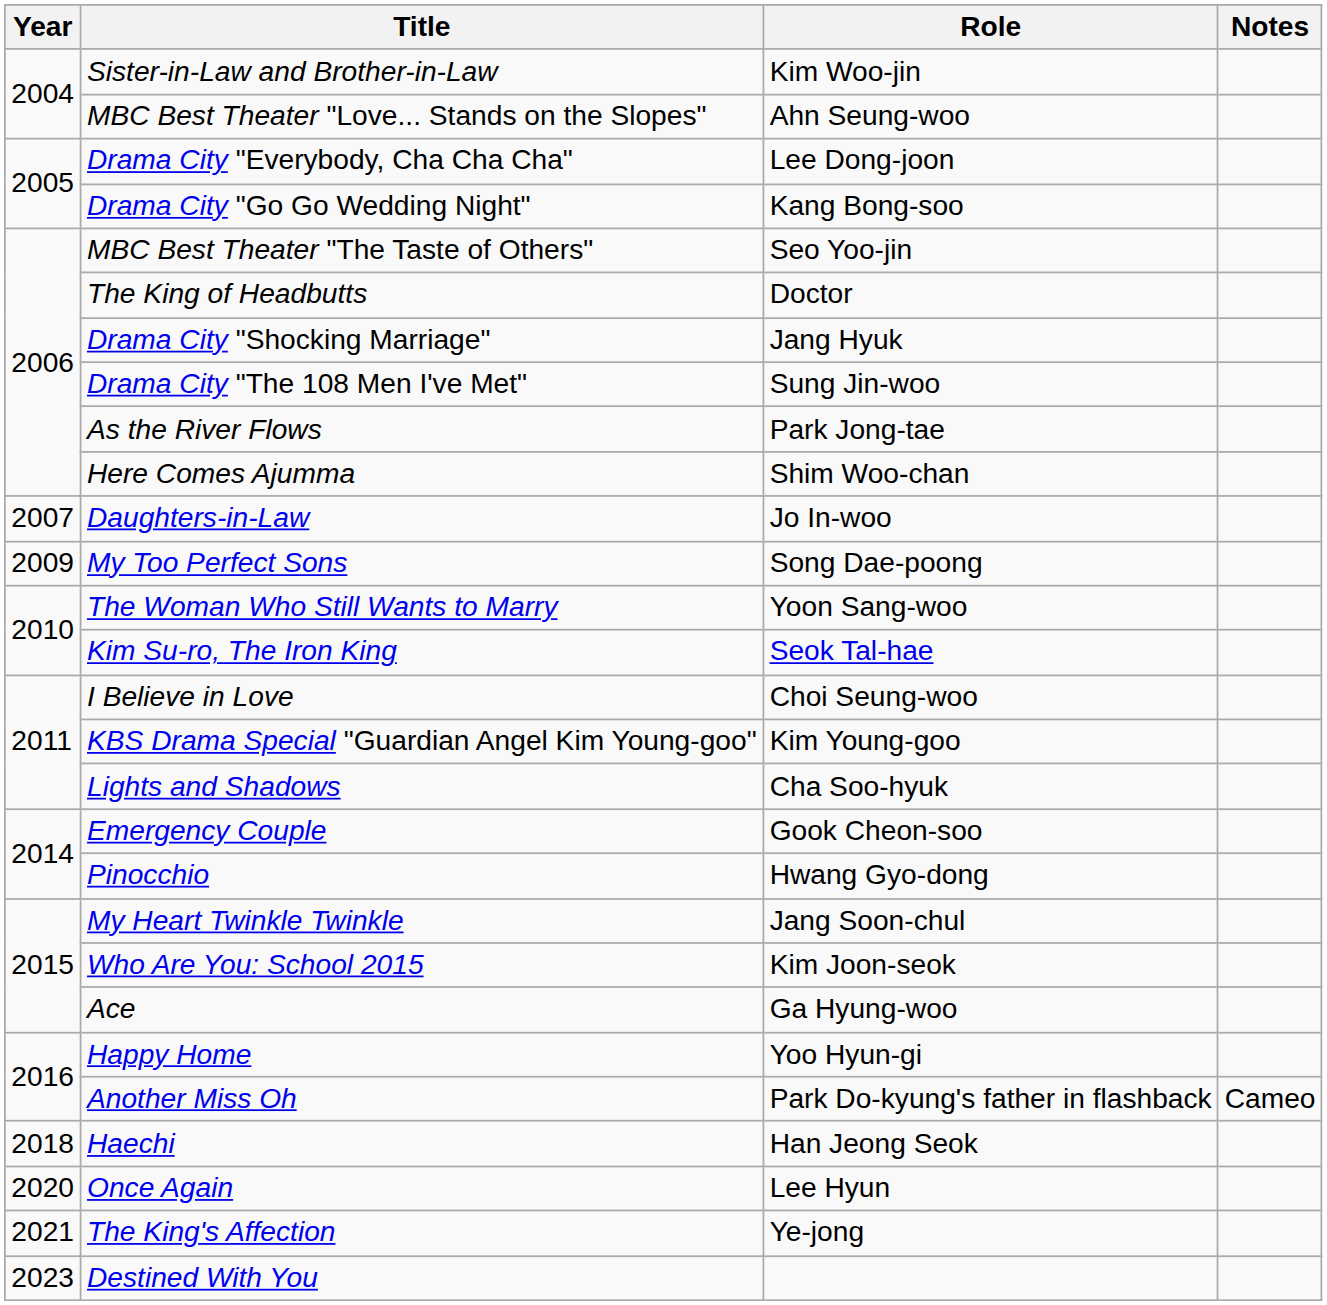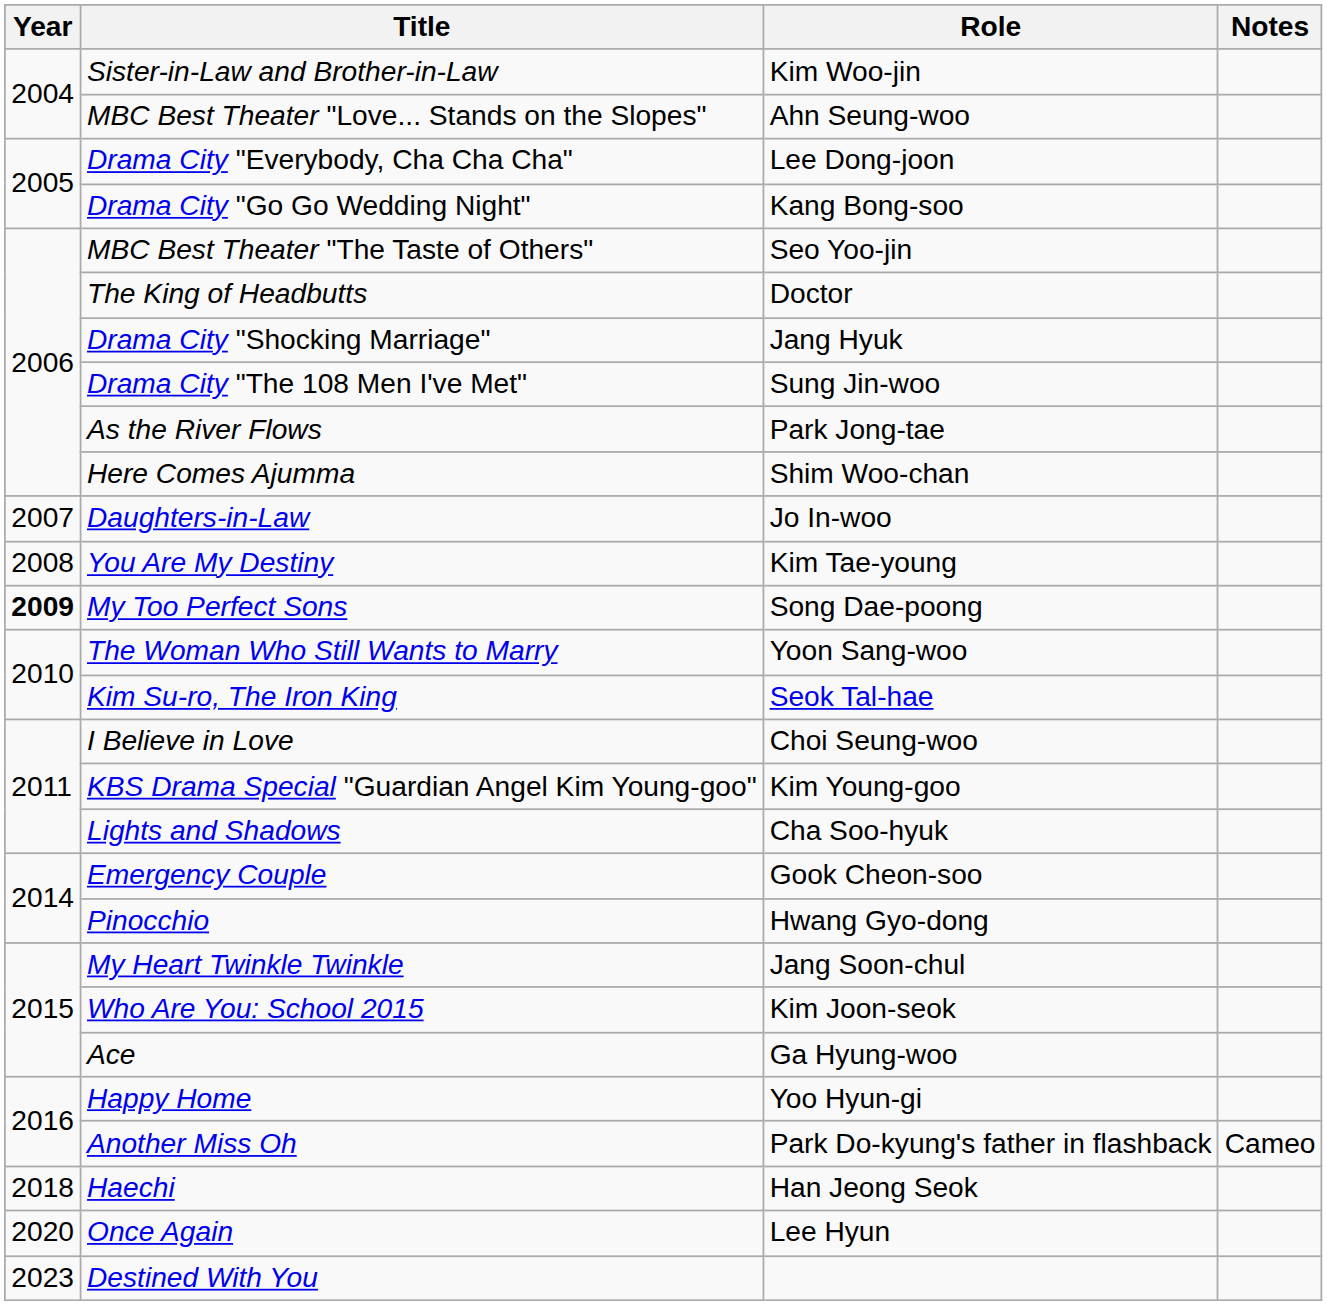+ row: (210, 562)
(43, 562) normal -> (43, 607) bold
- row: (211, 1232)
